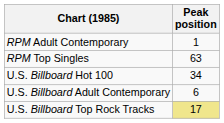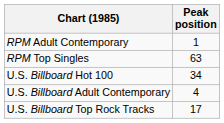(196, 93) 6 -> (196, 93) 4
(196, 110) khaki background -> (196, 110) no background
